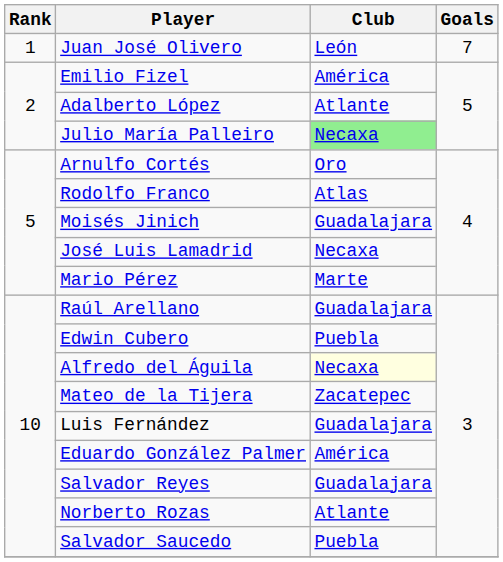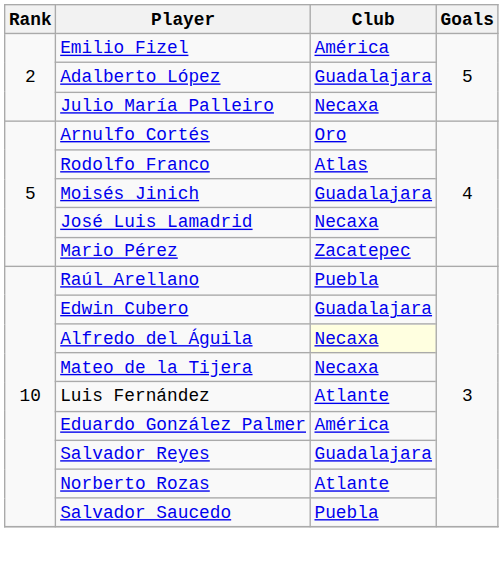- row: (151, 48)
(352, 106) Atlante -> (373, 77) Guadalajara
(347, 135) lightgreen background -> (347, 106) no background
(341, 280) Marte -> (363, 251) Zacatepec
(373, 309) Guadalajara -> (347, 280) Puebla
(347, 338) Puebla -> (373, 309) Guadalajara
(363, 397) Zacatepec -> (347, 368) Necaxa
(373, 426) Guadalajara -> (352, 397) Atlante
